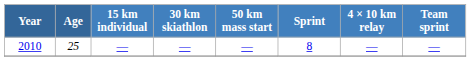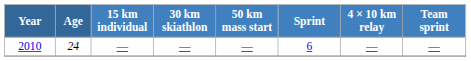(73, 46) 25 -> (73, 46) 24
(309, 46) 8 -> (309, 46) 6
